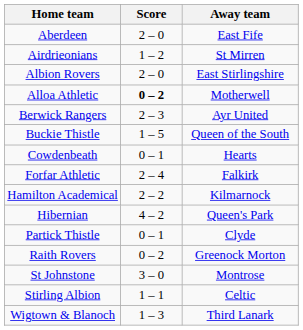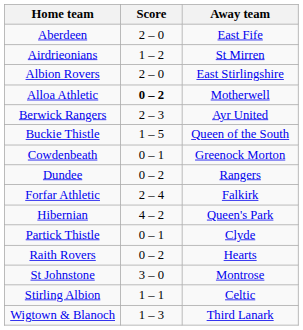(240, 154) Hearts -> (240, 154) Greenock Morton
+ row: (63, 174)
- row: (63, 194)
(240, 255) Greenock Morton -> (240, 255) Hearts
